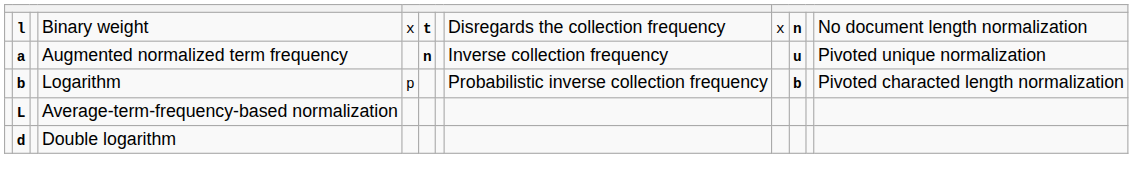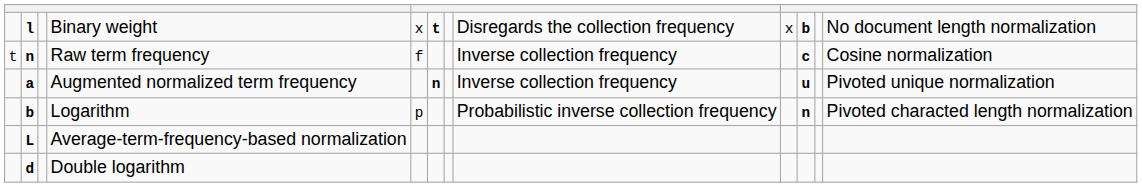(797, 27) n -> (806, 27) b
+ row: (130, 54)
(797, 83) b -> (806, 111) n
